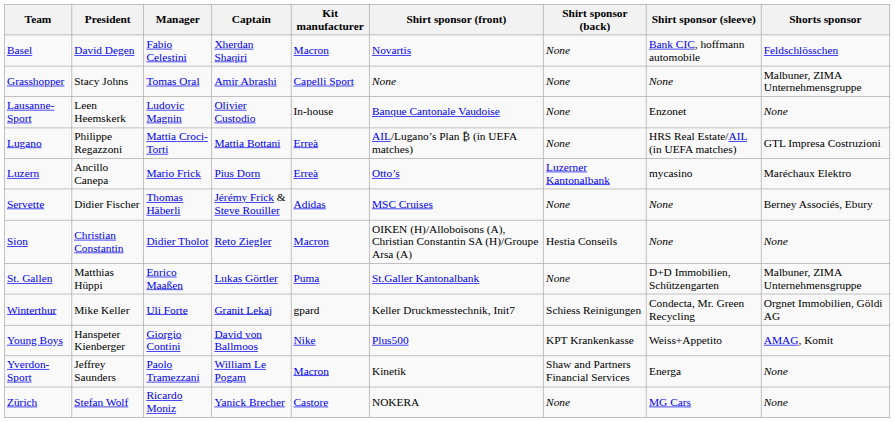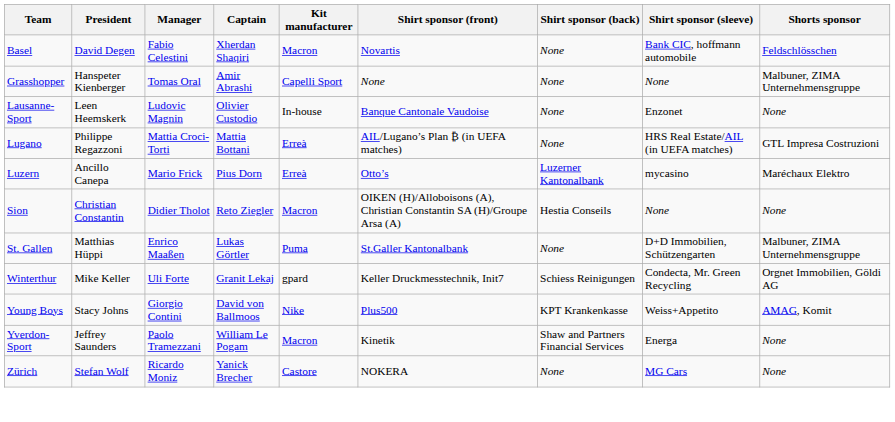(101, 81) Stacy Johns -> (100, 81) Hanspeter Kienberger
- row: (26, 204)
(100, 340) Hanspeter Kienberger -> (101, 309) Stacy Johns
